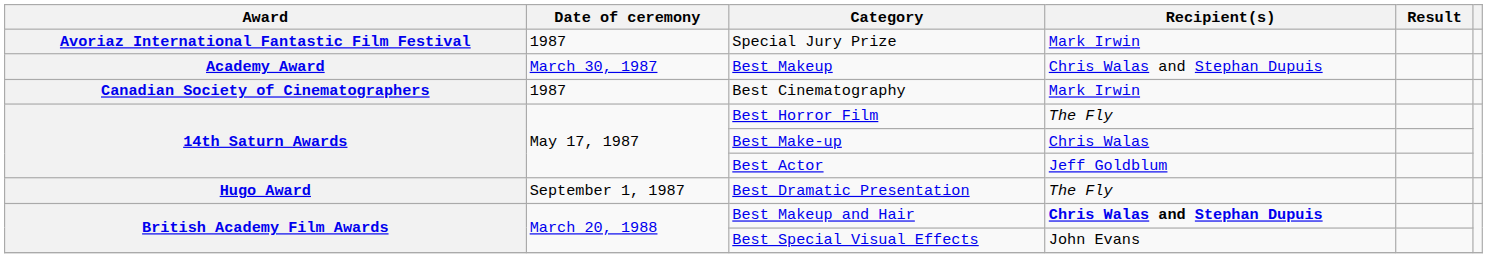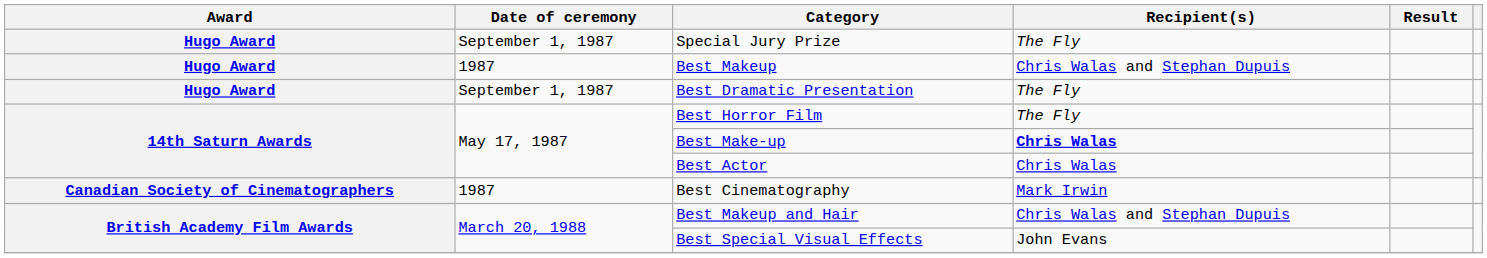(265, 42) Avoriaz International Fantastic Film Festival -> (230, 42) Hugo Award
(548, 42) 1987 -> (536, 42) September 1, 1987
(1094, 42) Mark Irwin -> (1048, 42) The Fly
(265, 67) Academy Award -> (230, 67) Hugo Award
(594, 67) March 30, 1987 -> (477, 67) 1987
rows swapped: (819, 91) <-> (851, 191)
(1099, 141) normal -> (1066, 141) bold
(1108, 166) Jeff Goldblum -> (1066, 166) Chris Walas
(1186, 215) bold -> (1153, 215) normal
